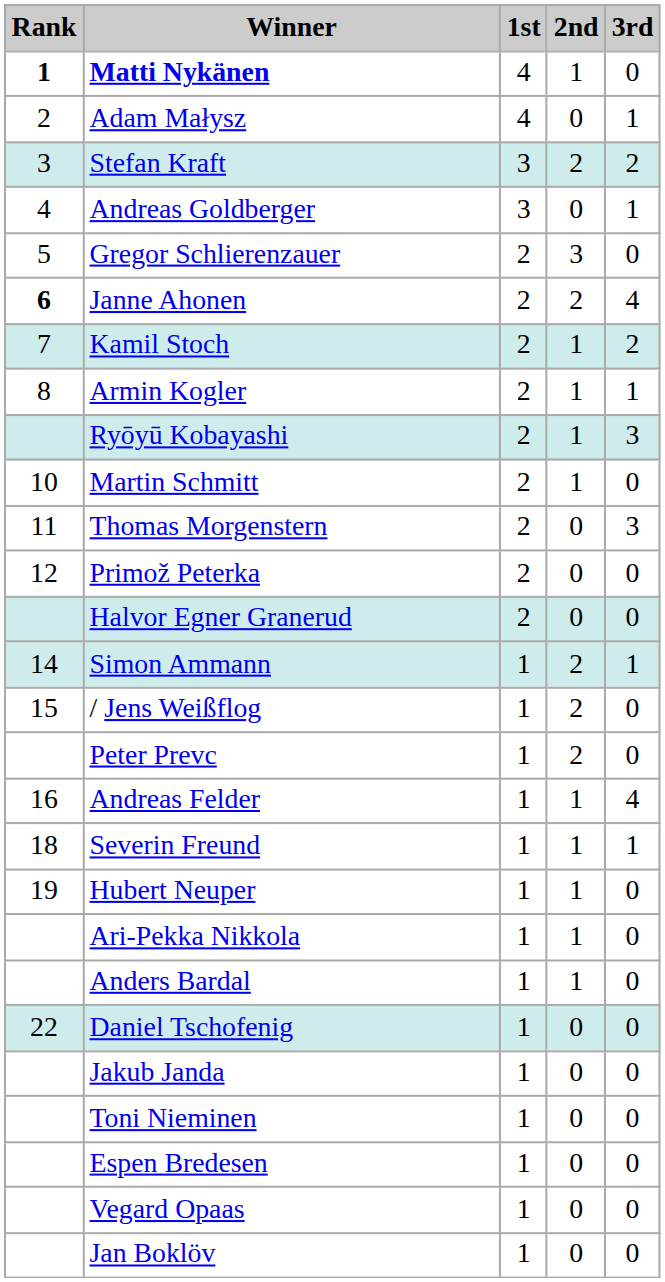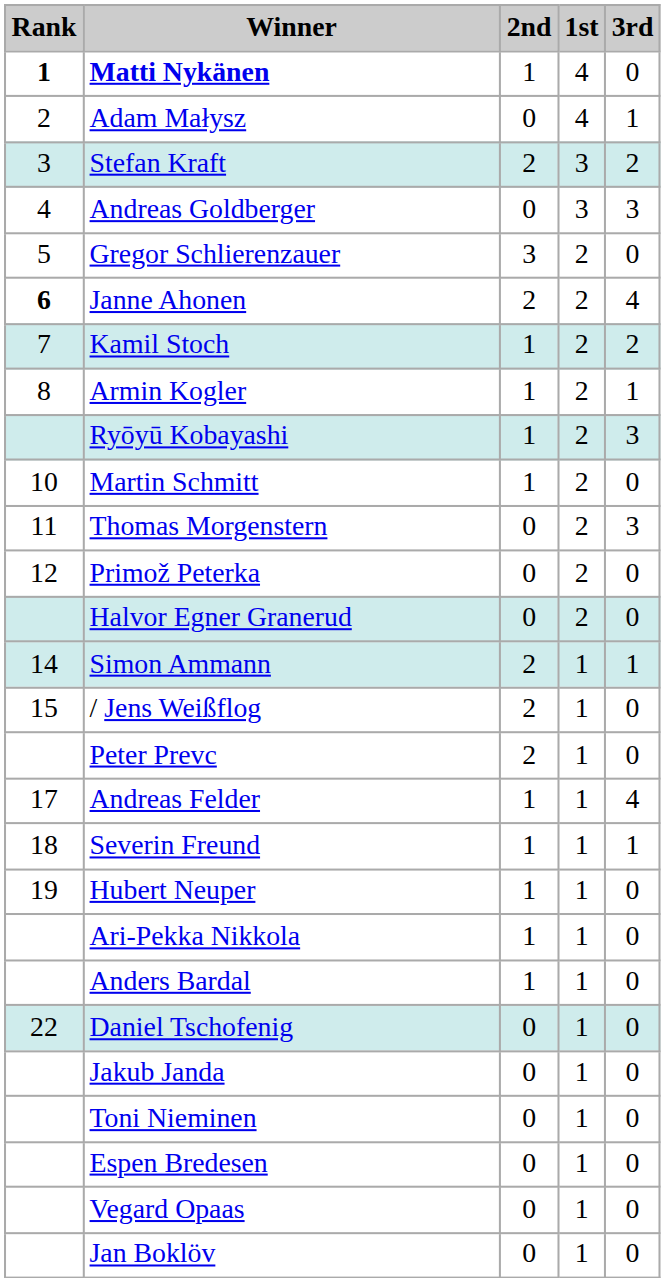columns swapped: (524, 26) <-> (576, 26)
(633, 208) 1 -> (633, 208) 3
(44, 799) 16 -> (44, 799) 17
